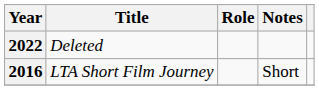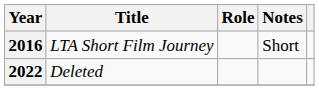rows swapped: (25, 71) <-> (25, 44)
